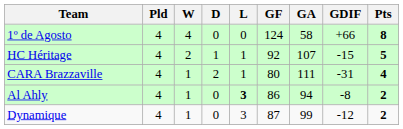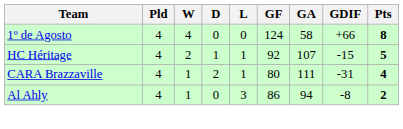(243, 94) bold -> (243, 94) normal
- row: (37, 114)
